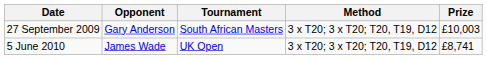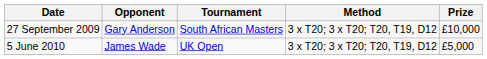(461, 29) £10,003 -> (461, 29) £10,000
(458, 46) £8,741 -> (458, 46) £5,000
